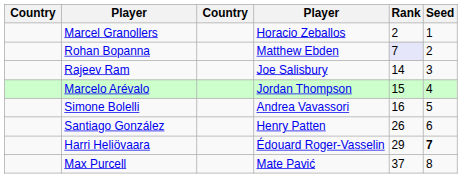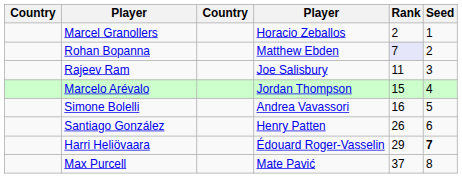(398, 70) 14 -> (398, 70) 11
